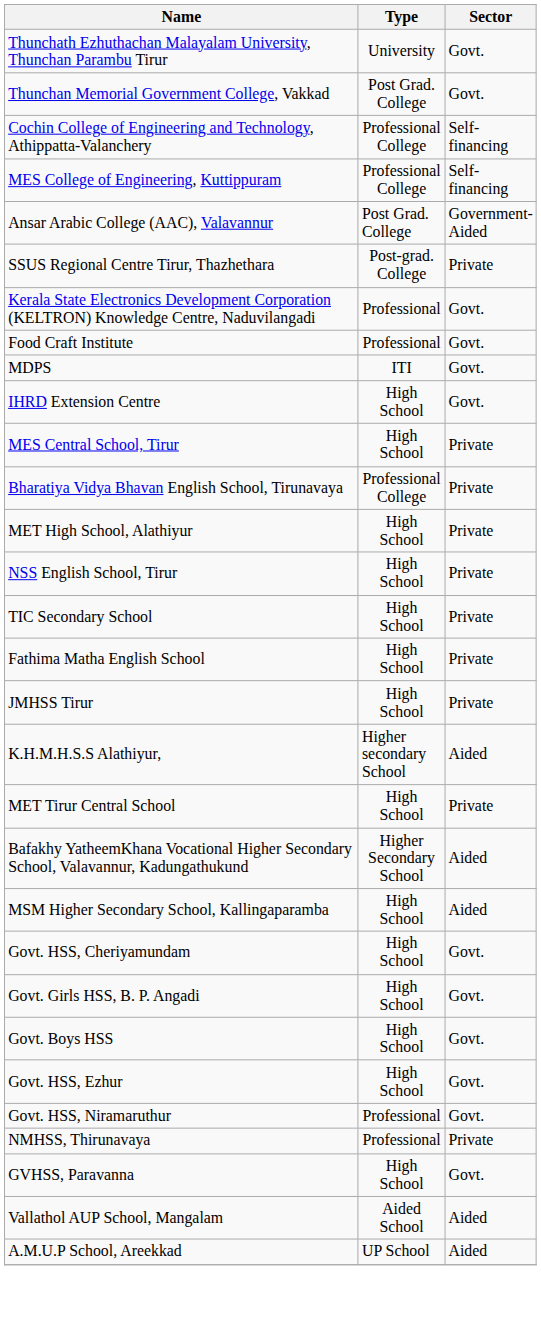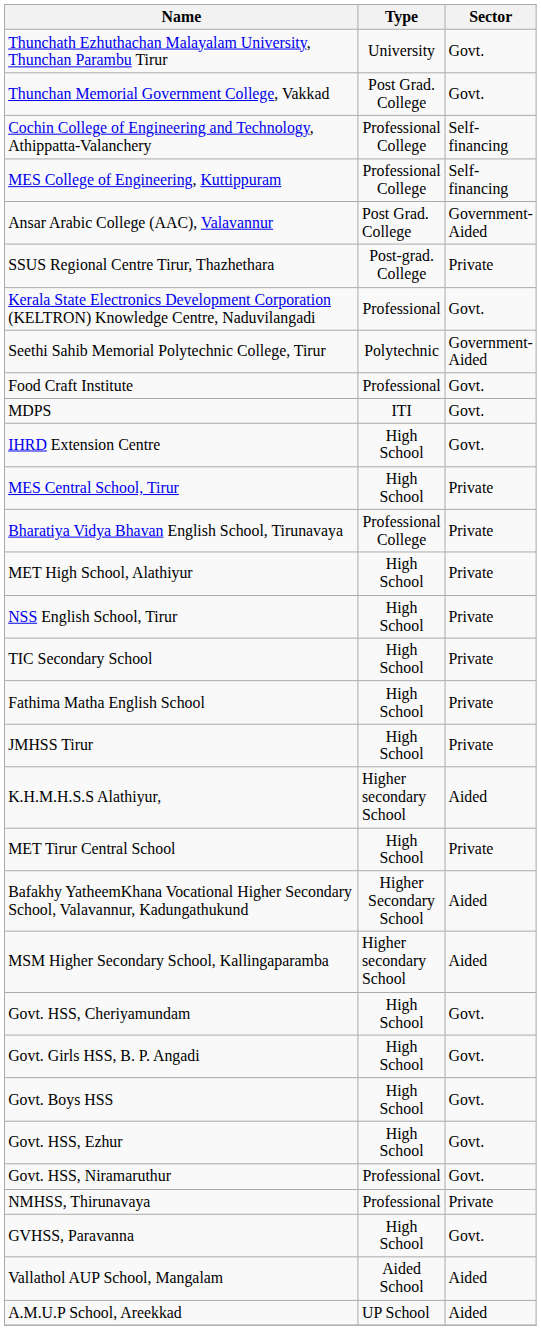+ row: (167, 351)
(402, 909) High School -> (394, 961) Higher secondary School
